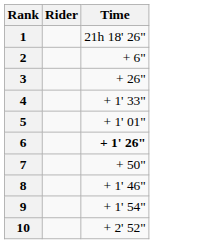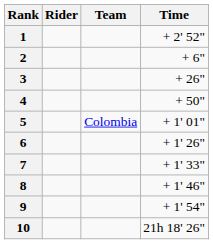+ column: (111, 15)
(115, 36) 21h 18' 26" -> (184, 36) + 2' 52"
(125, 100) + 1' 33" -> (190, 100) + 50"
(123, 143) bold -> (184, 143) normal
(131, 164) + 50" -> (184, 164) + 1' 33"
(125, 228) + 2' 52" -> (174, 228) 21h 18' 26"
